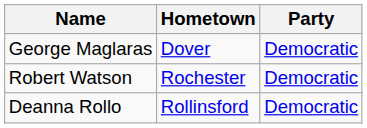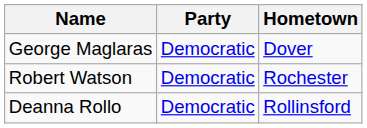columns swapped: (208, 19) <-> (311, 19)
